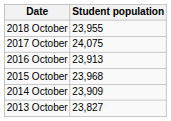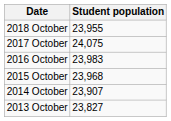(88, 60) 23,913 -> (88, 60) 23,983
(88, 92) 23,909 -> (88, 92) 23,907
